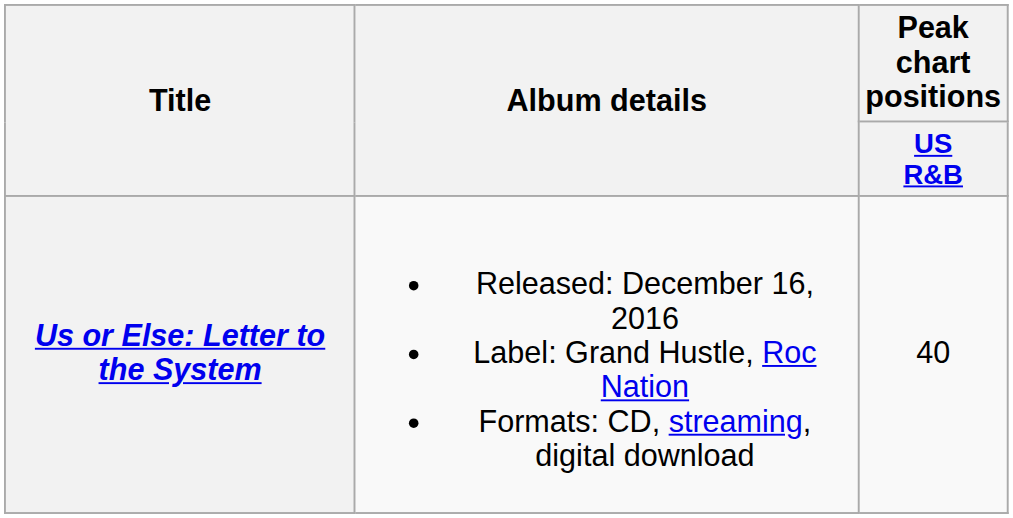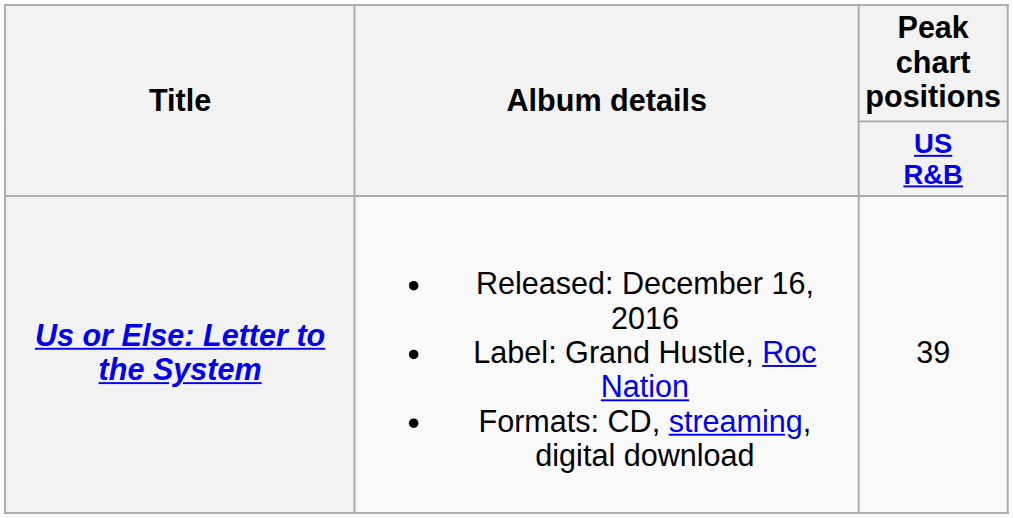(933, 353) 40 -> (933, 353) 39
